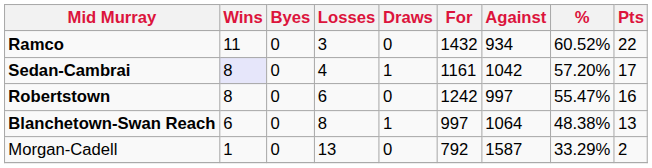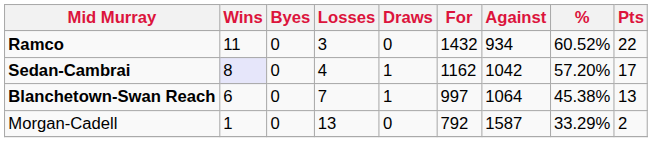(458, 70) 1161 -> (458, 70) 1162
- row: (59, 96)
(322, 123) 8 -> (322, 96) 7
(582, 123) 48.38% -> (582, 96) 45.38%
